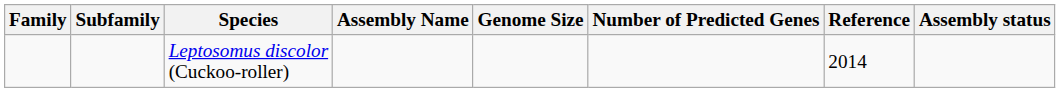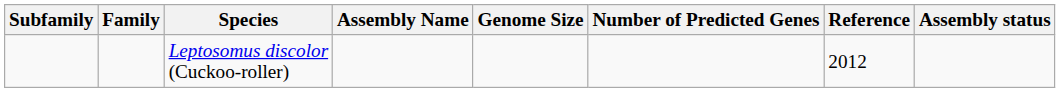columns swapped: (38, 19) <-> (118, 19)
(848, 60) 2014 -> (848, 60) 2012
